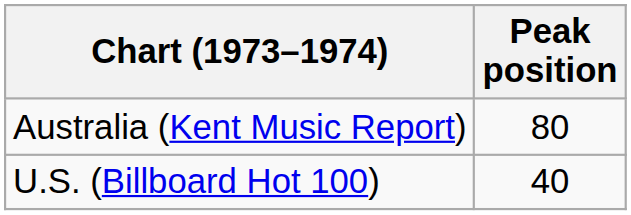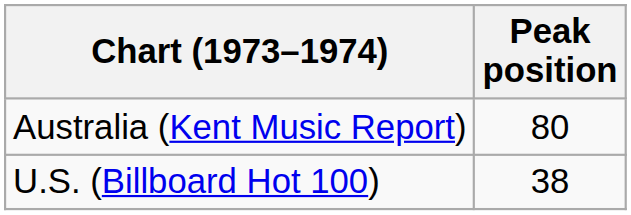(550, 181) 40 -> (550, 181) 38
